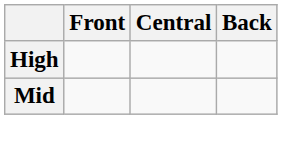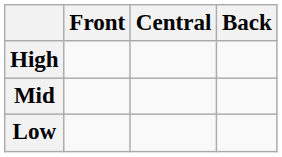+ row: (34, 132)
